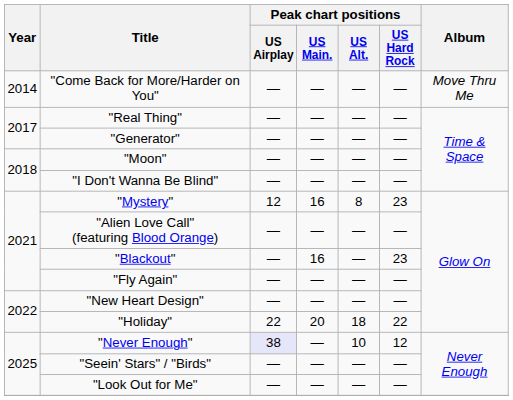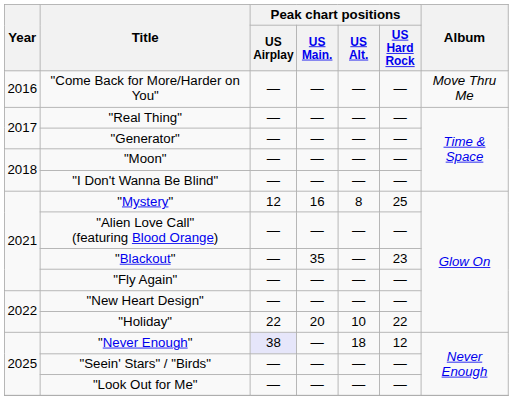(22, 89) 2014 -> (22, 89) 2016
(400, 201) 23 -> (400, 201) 25
(317, 258) 16 -> (317, 258) 35
(359, 322) 18 -> (359, 322) 10
(359, 343) 10 -> (359, 343) 18
